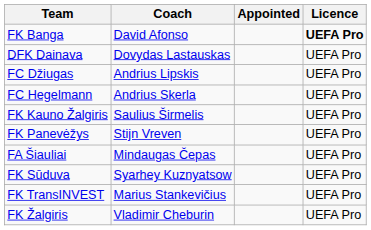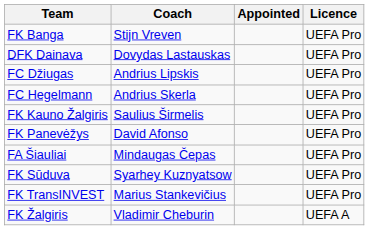(151, 34) David Afonso -> (147, 34) Stijn Vreven
(335, 34) bold -> (334, 34) normal
(147, 134) Stijn Vreven -> (151, 134) David Afonso
(334, 214) UEFA Pro -> (328, 214) UEFA A
